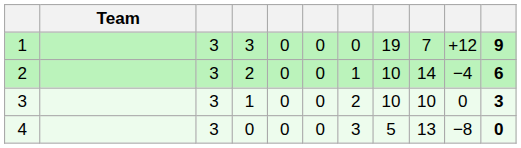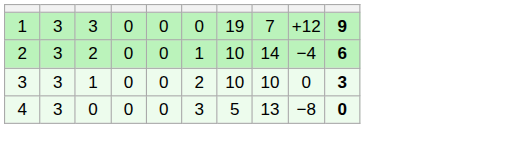- column: (118, 17)
